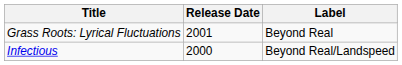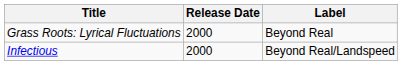(199, 32) 2001 -> (199, 32) 2000
